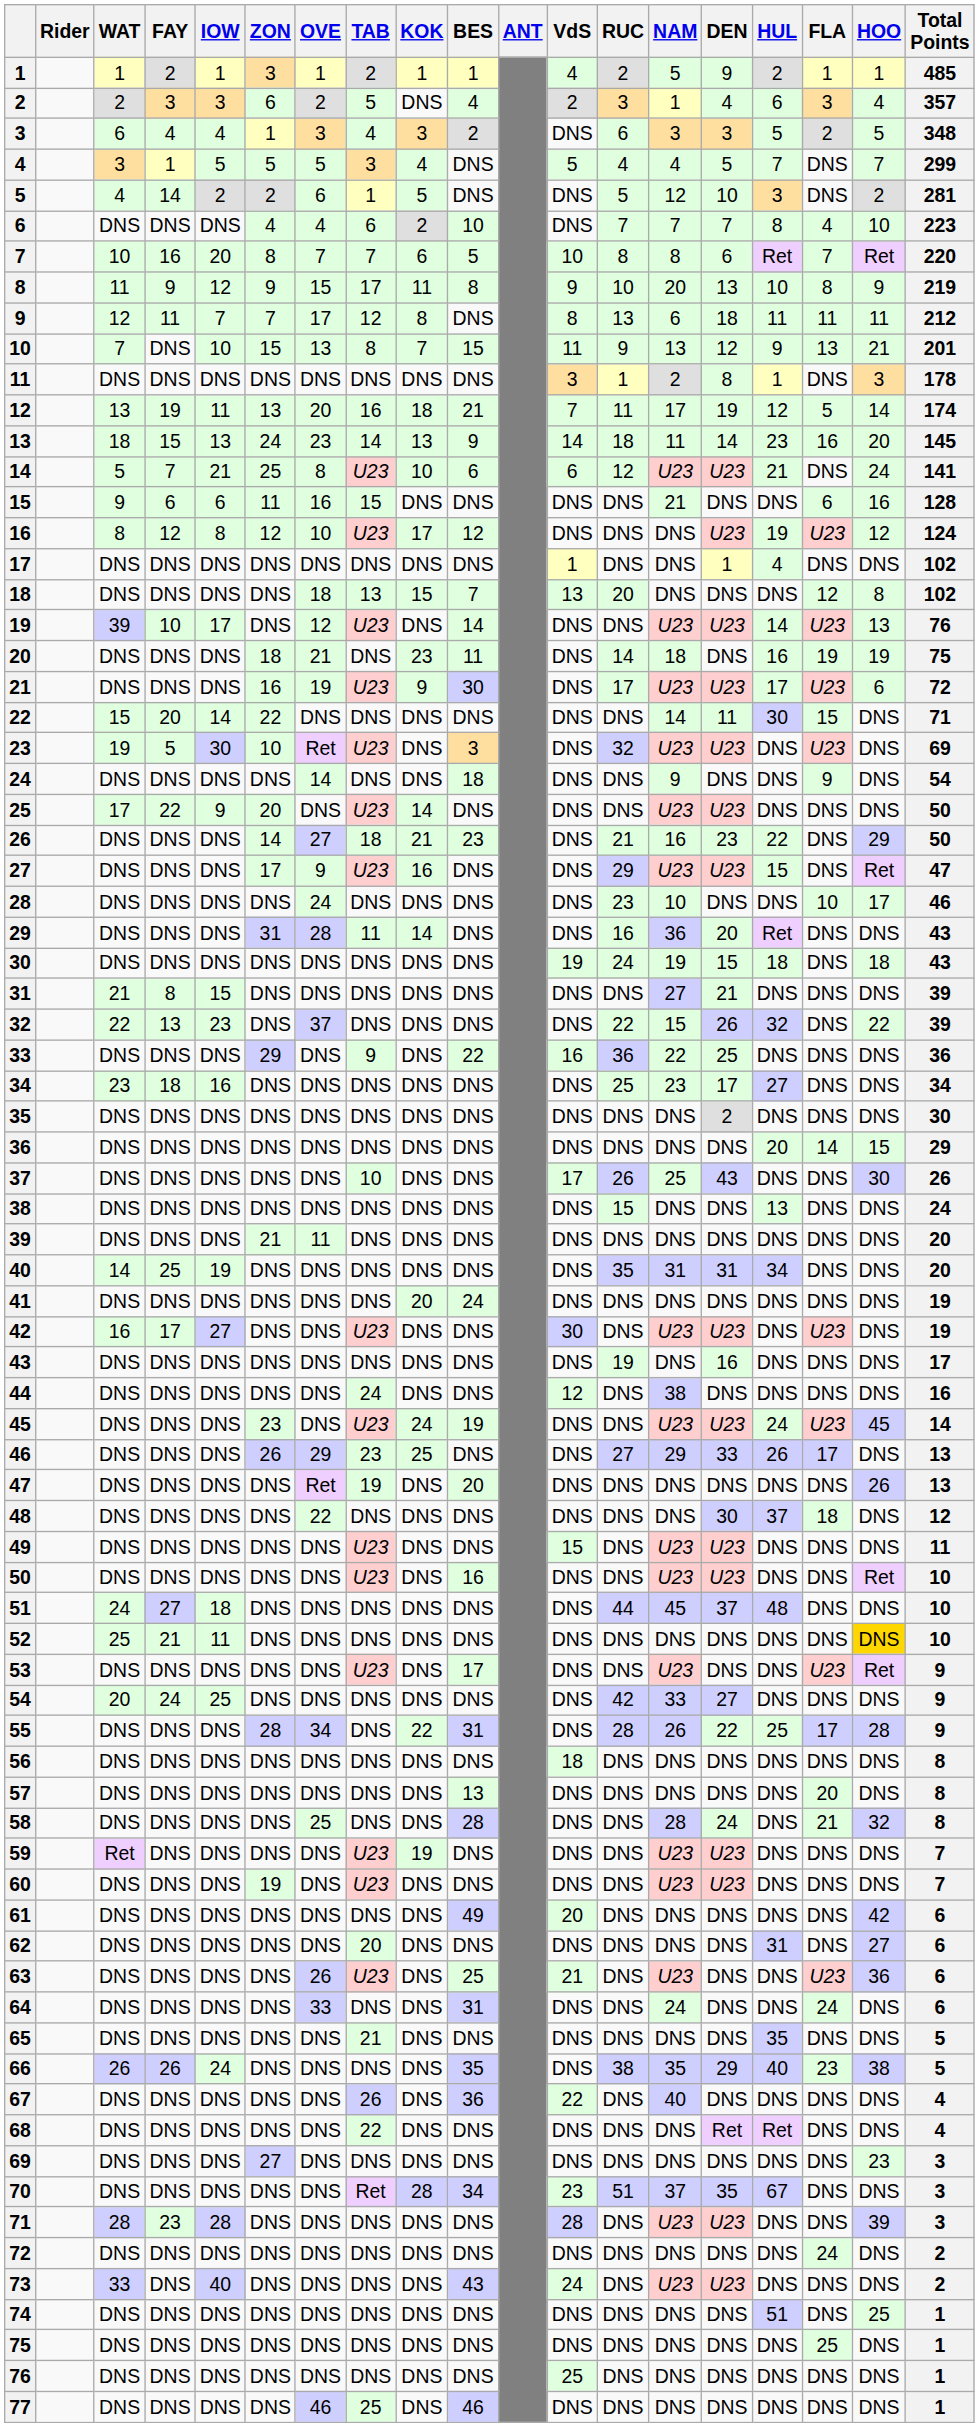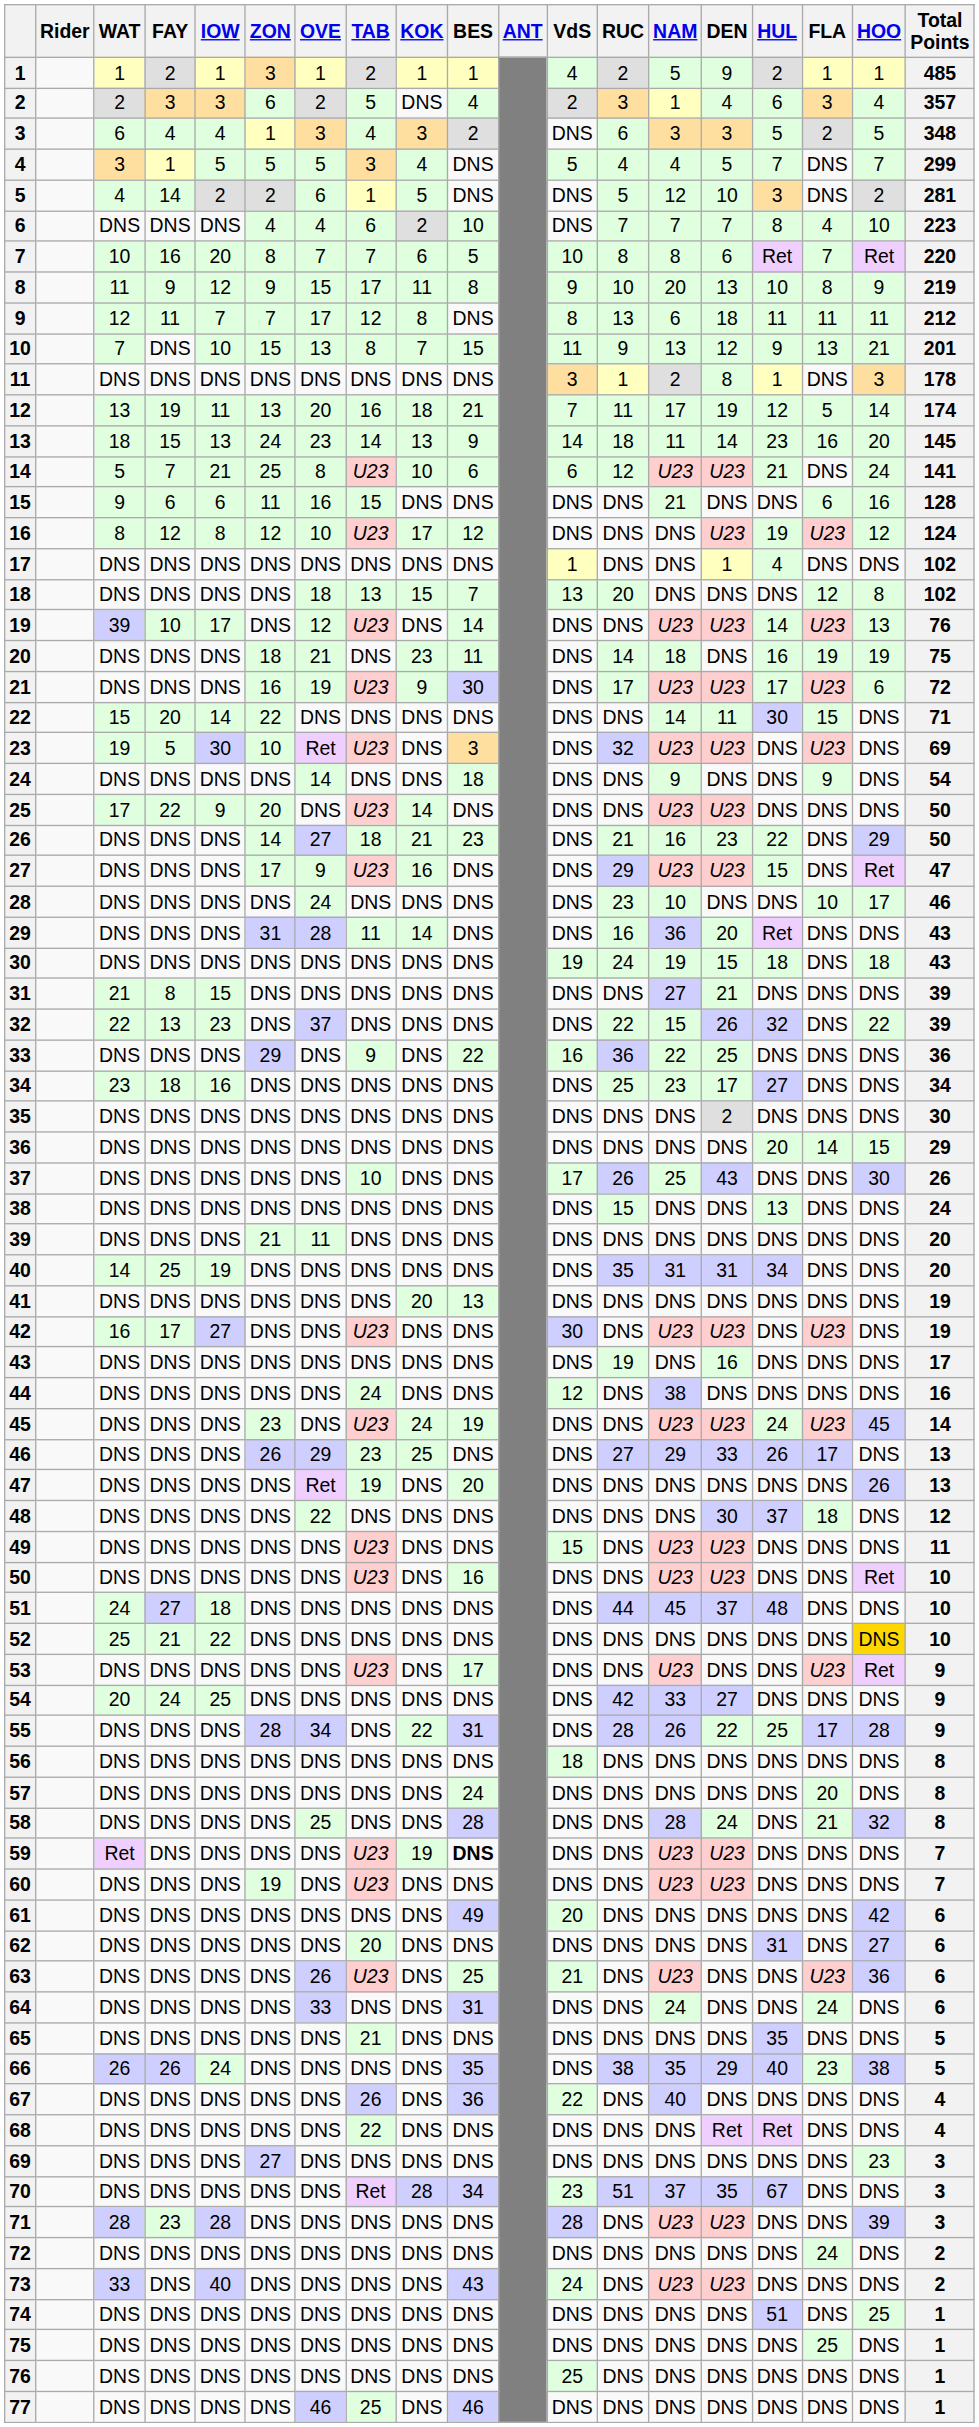(473, 1301) 24 -> (473, 1301) 13
(220, 1639) 11 -> (220, 1639) 22
(473, 1793) 13 -> (473, 1793) 24
(473, 1854) normal -> (473, 1854) bold
